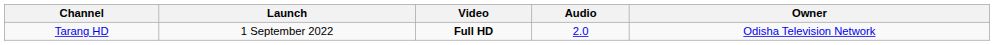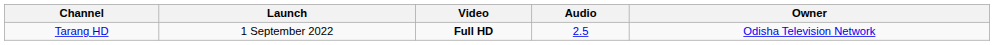(581, 31) 2.0 -> (581, 31) 2.5
